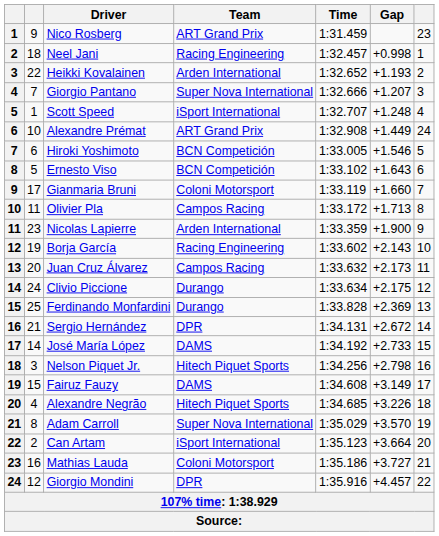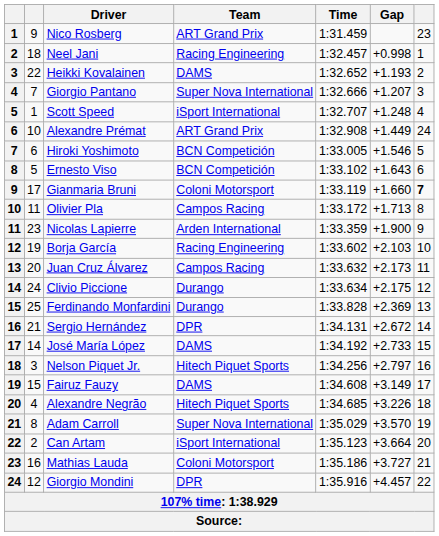(229, 72) Arden International -> (194, 72) DAMS
(420, 189) normal -> (420, 189) bold
(392, 248) +2.143 -> (392, 248) +2.103
(392, 365) +2.798 -> (392, 365) +2.797
